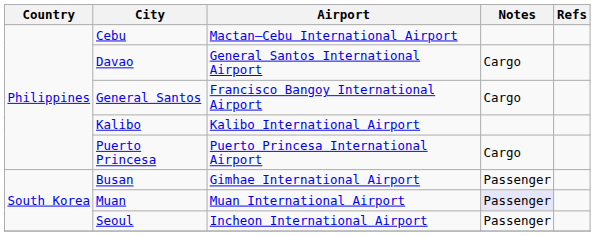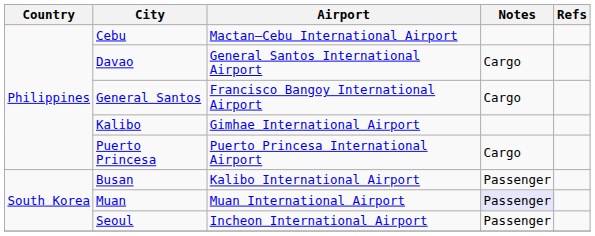(315, 125) Kalibo International Airport -> (315, 125) Gimhae International Airport
(315, 180) Gimhae International Airport -> (315, 180) Kalibo International Airport
